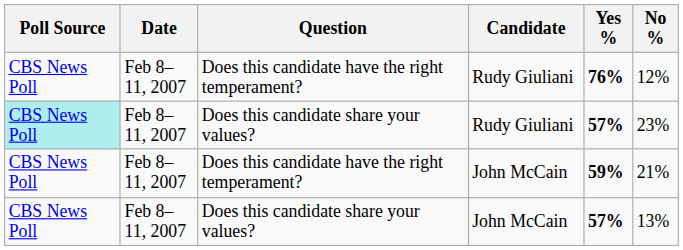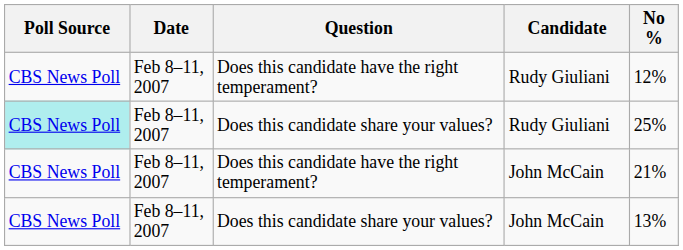- column: (608, 28)
(653, 124) 23% -> (650, 124) 25%
